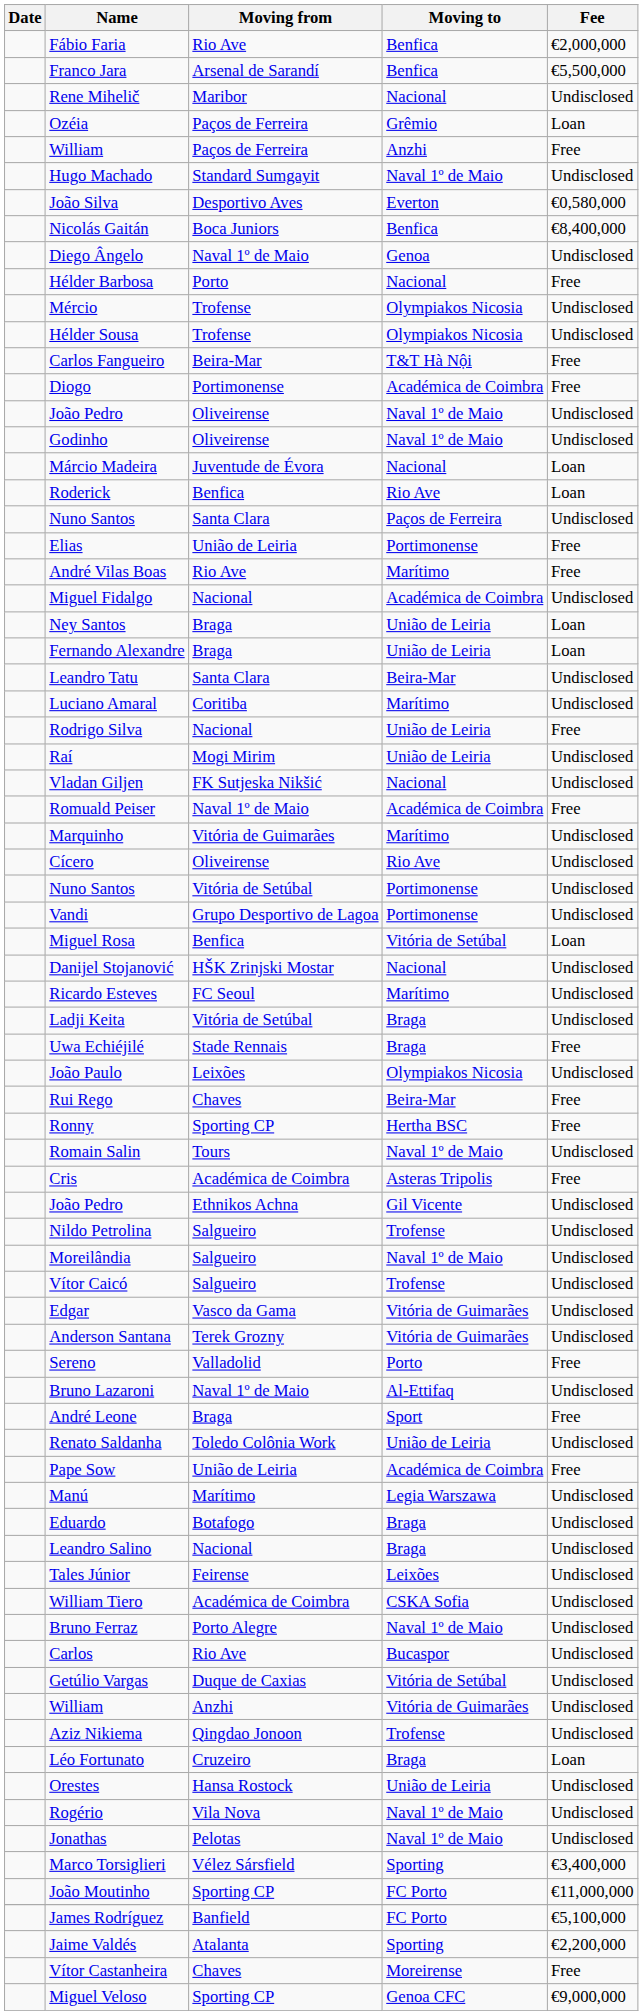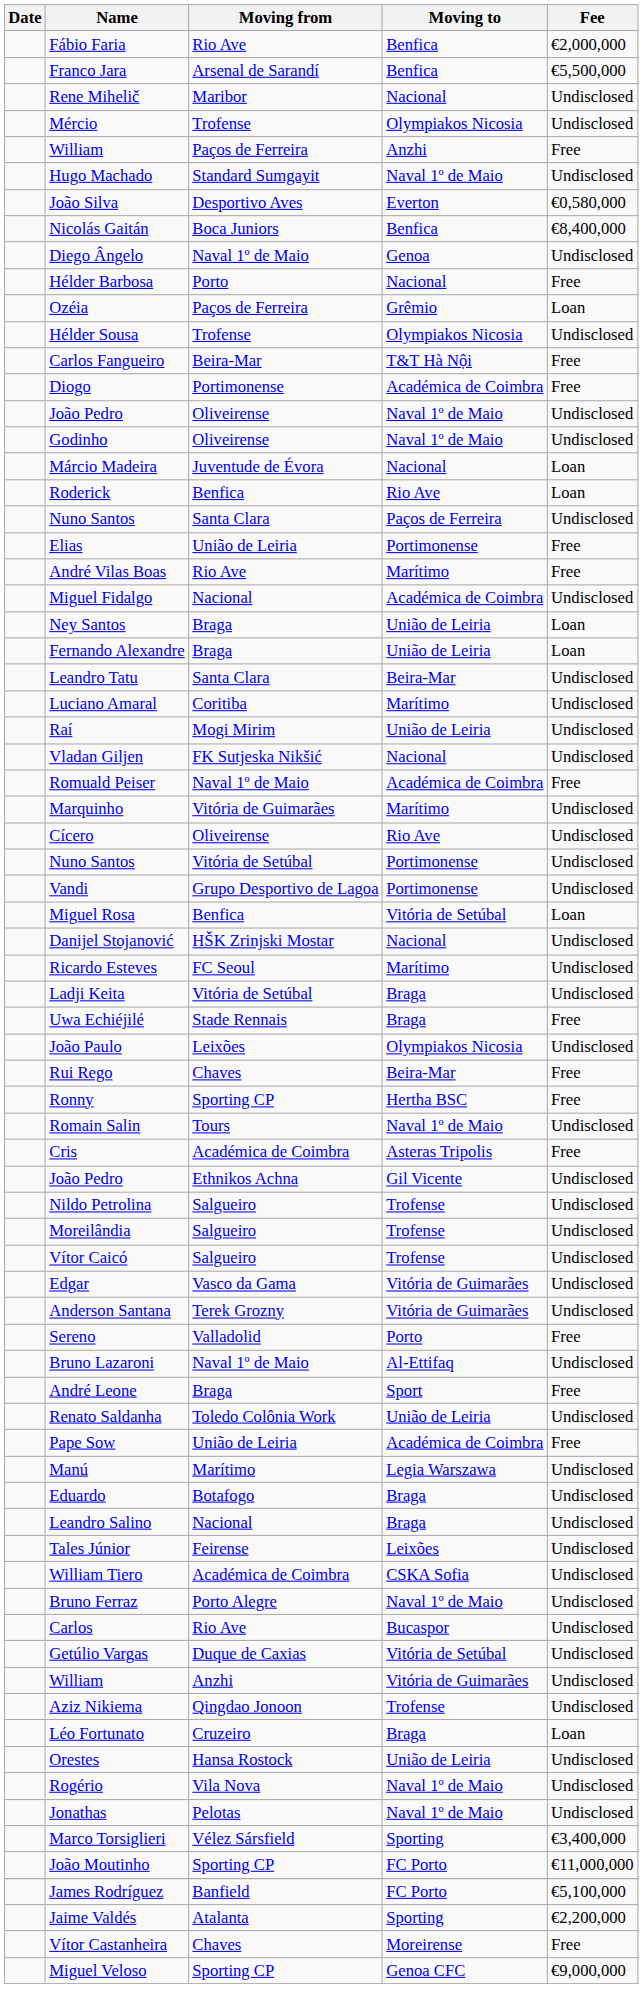rows swapped: (69, 123) <-> (73, 307)
- row: (96, 730)
(445, 1258) Naval 1º de Maio -> (416, 1231) Trofense
